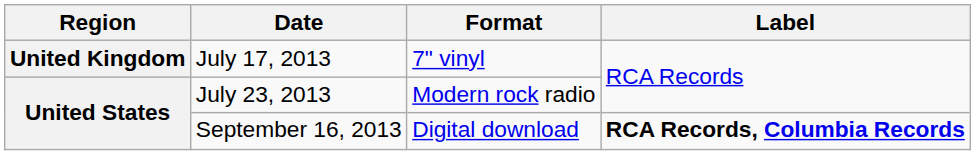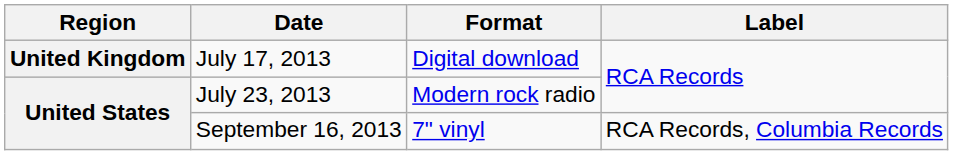(448, 58) 7" vinyl -> (496, 58) Digital download
(496, 130) Digital download -> (448, 130) 7" vinyl
(785, 130) bold -> (774, 130) normal
